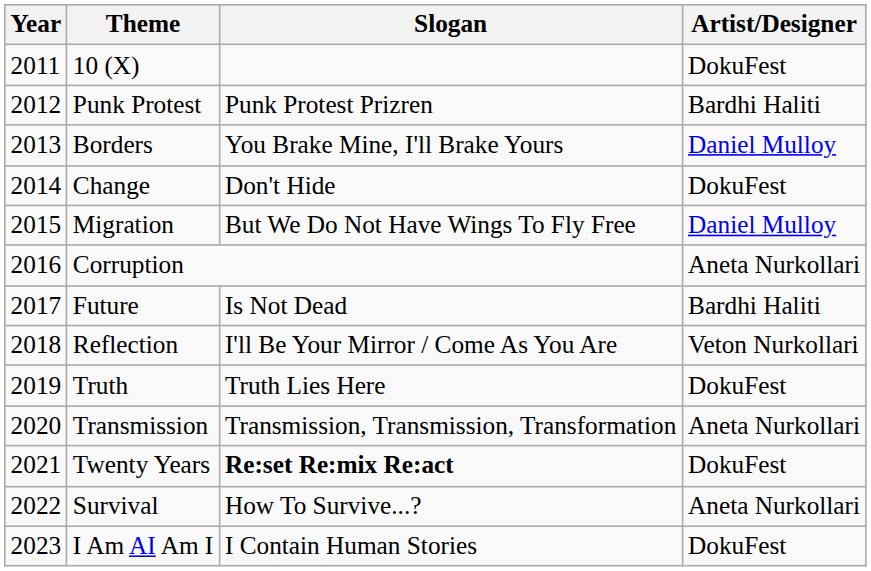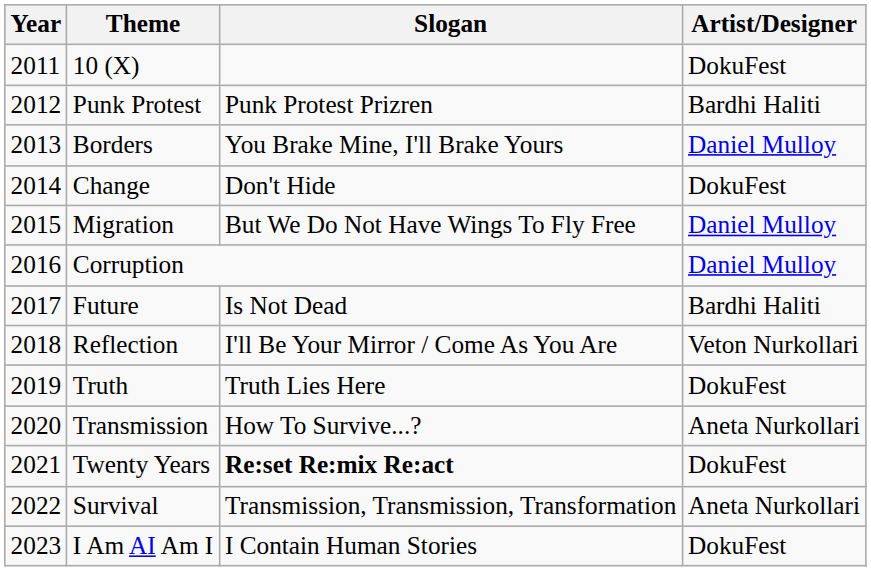(774, 265) Aneta Nurkollari -> (762, 265) Daniel Mulloy
(451, 425) Transmission, Transmission, Transformation -> (323, 425) How To Survive...?
(323, 505) How To Survive...? -> (451, 505) Transmission, Transmission, Transformation
